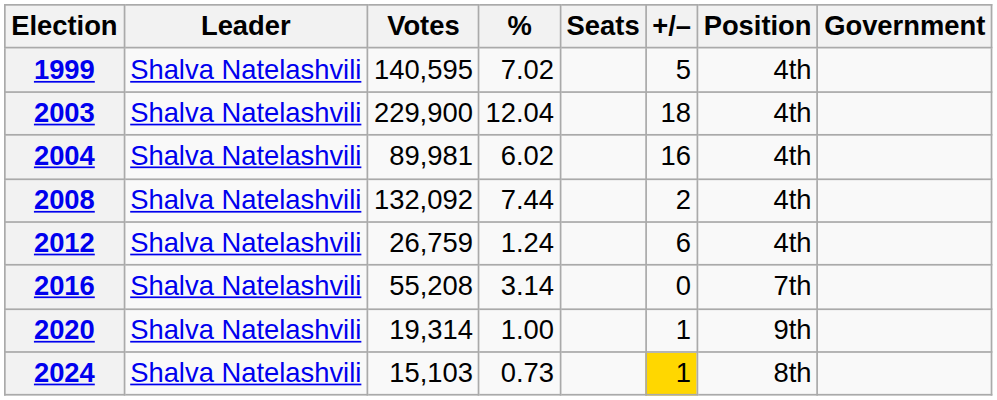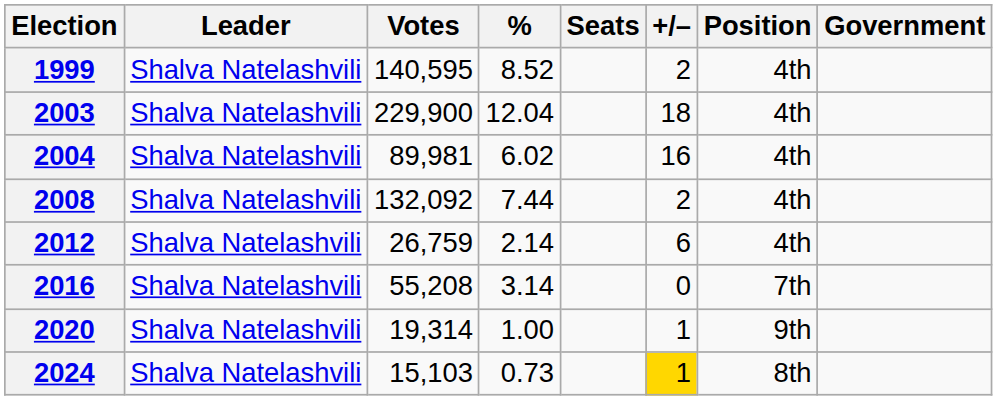(527, 69) 7.02 -> (527, 69) 8.52
(683, 69) 5 -> (683, 69) 2
(527, 243) 1.24 -> (527, 243) 2.14
